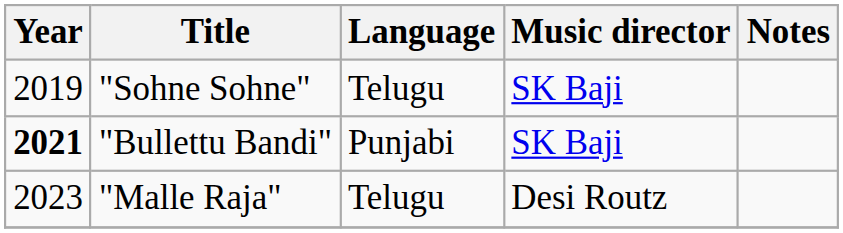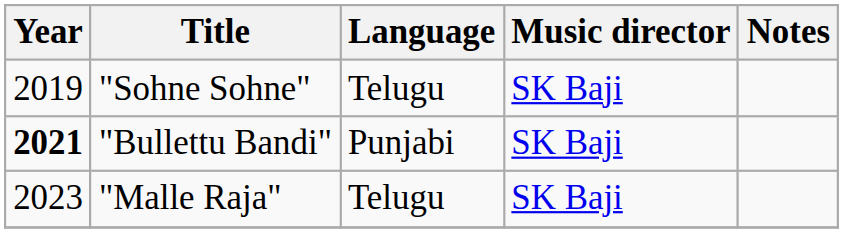(589, 198) Desi Routz -> (567, 198) SK Baji
